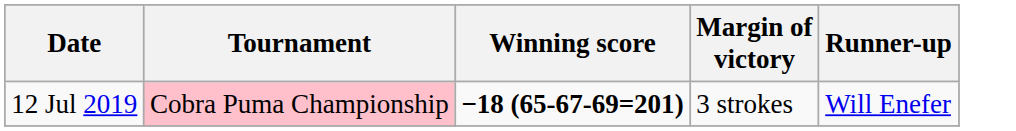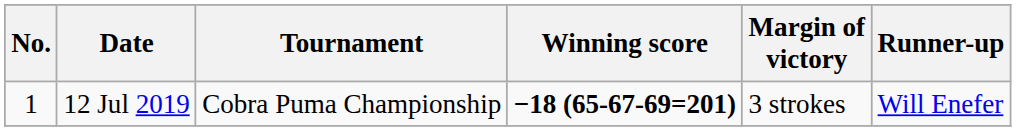+ column: (31, 43)
(299, 103) pink background -> (352, 103) no background
